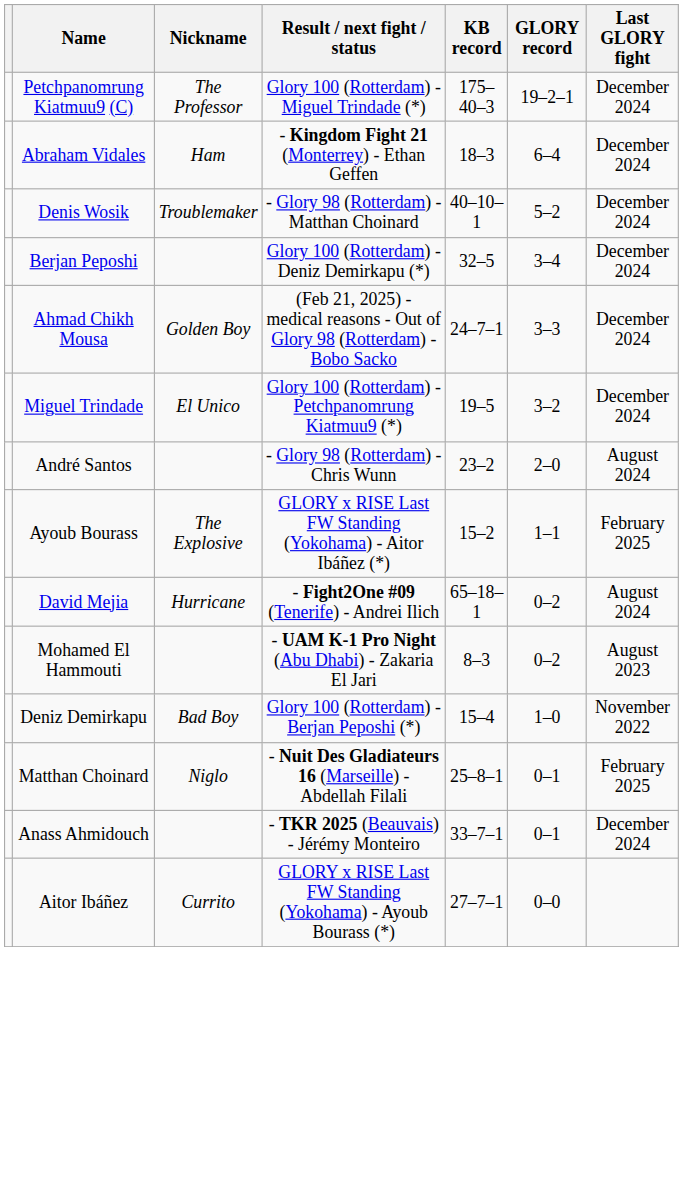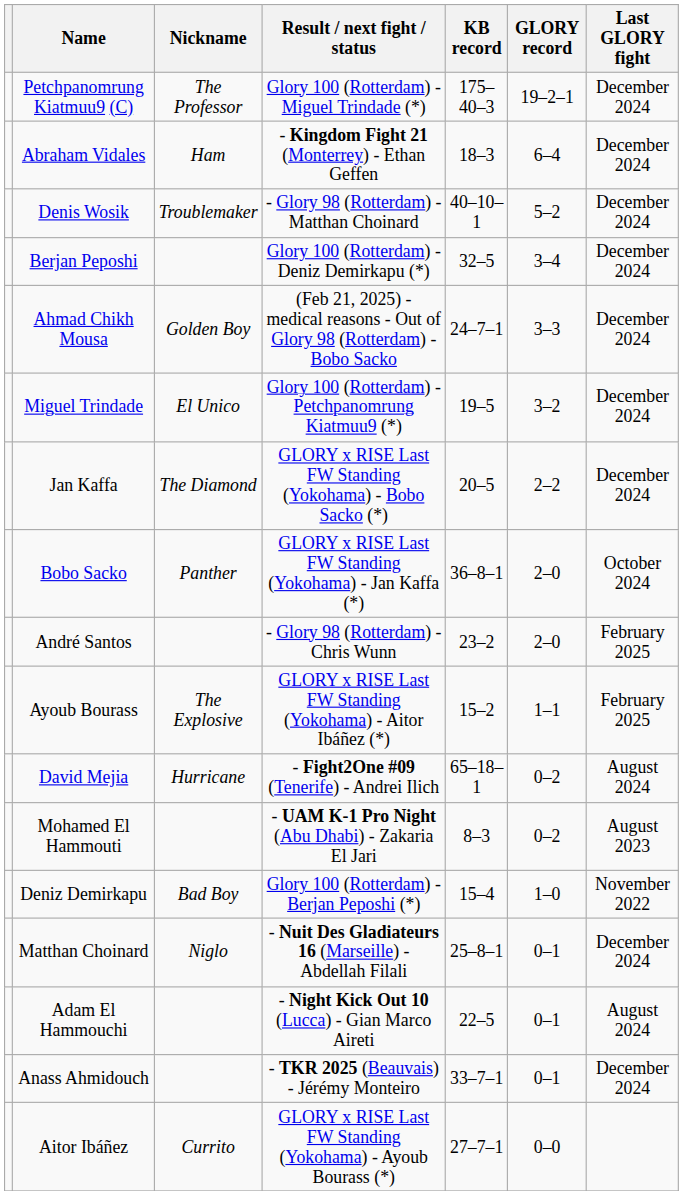+ row: (84, 485)
+ row: (84, 573)
(632, 465) August 2024 -> (632, 641) February 2025
(632, 776) February 2025 -> (632, 952) December 2024
+ row: (84, 1020)
